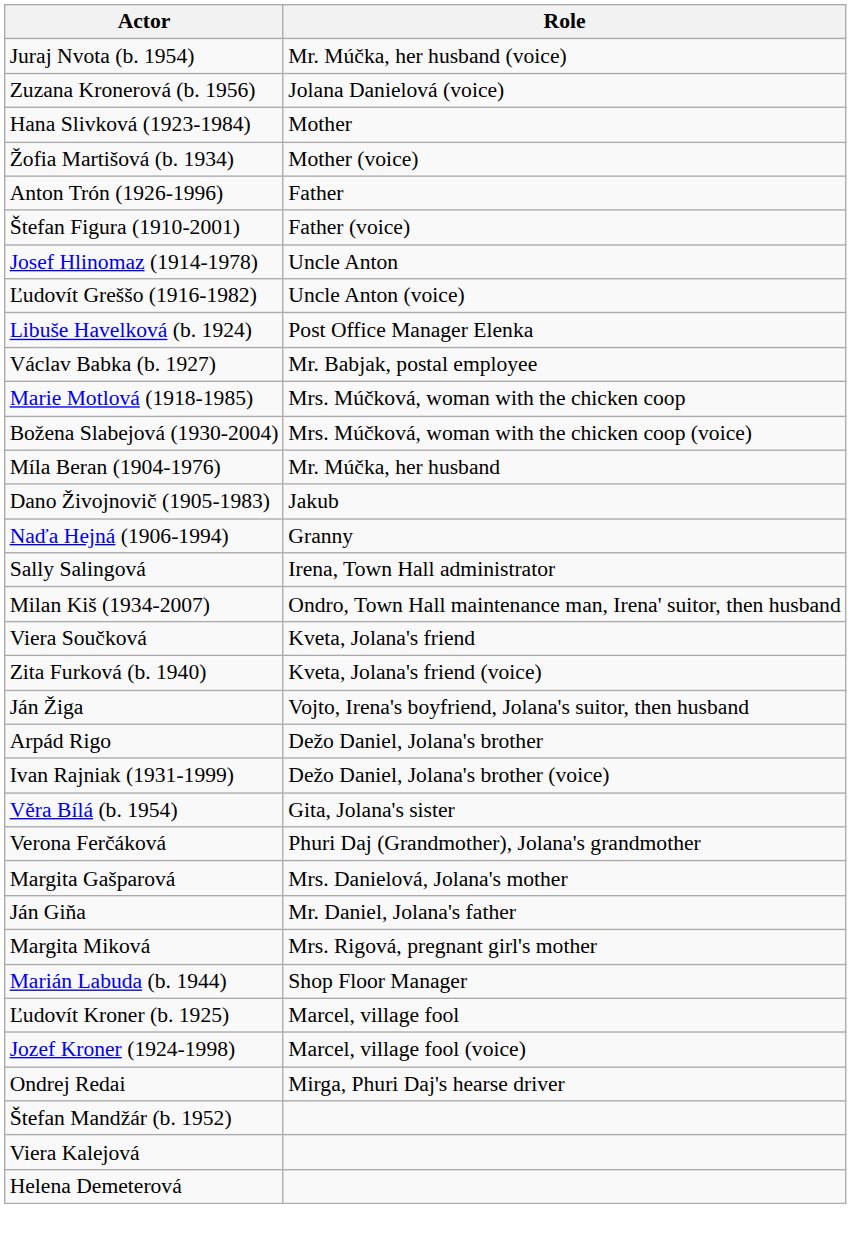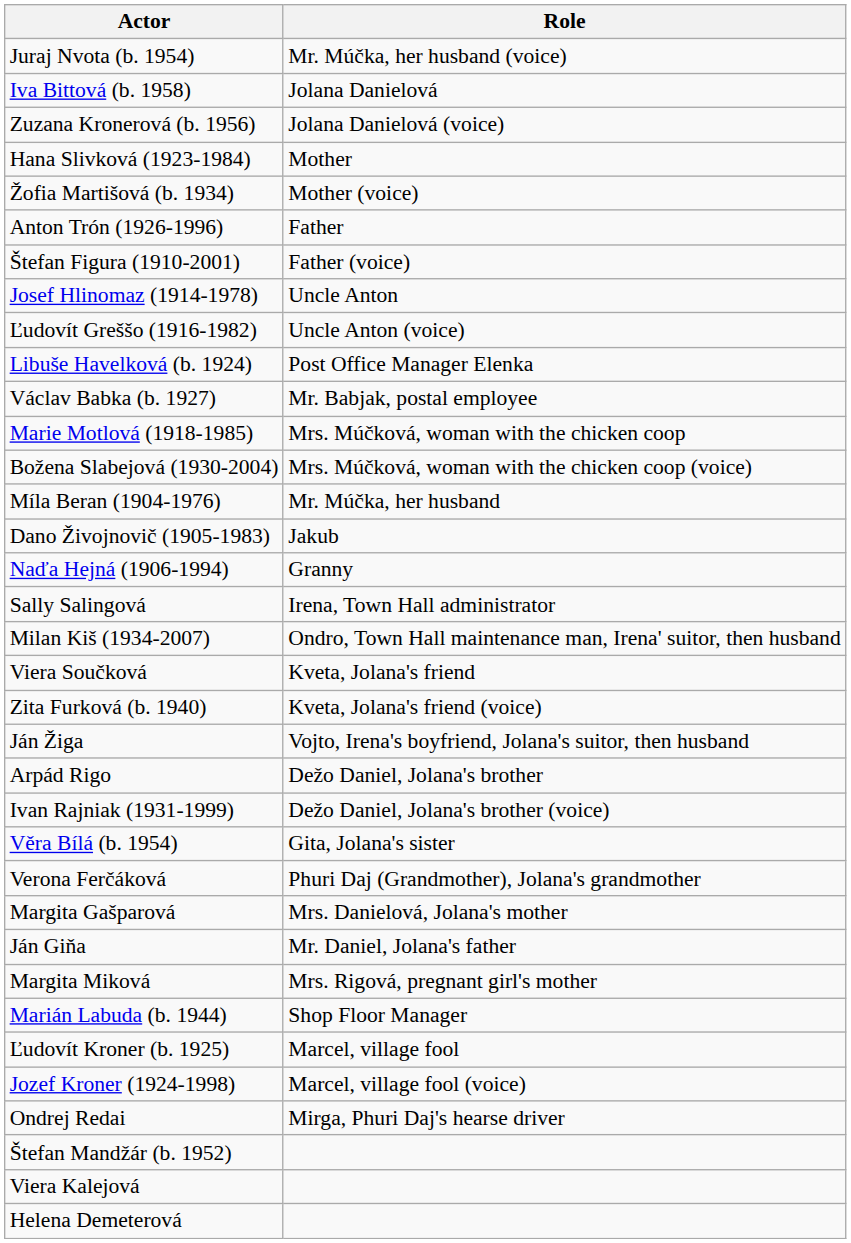+ row: (100, 90)
